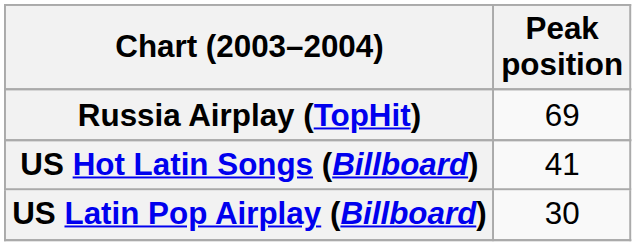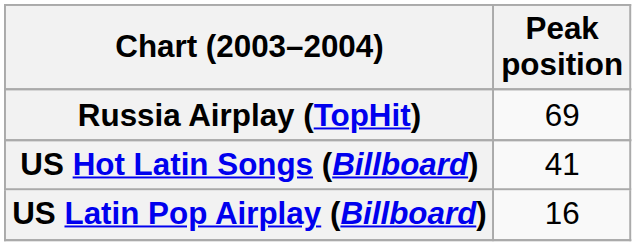(562, 213) 30 -> (562, 213) 16
